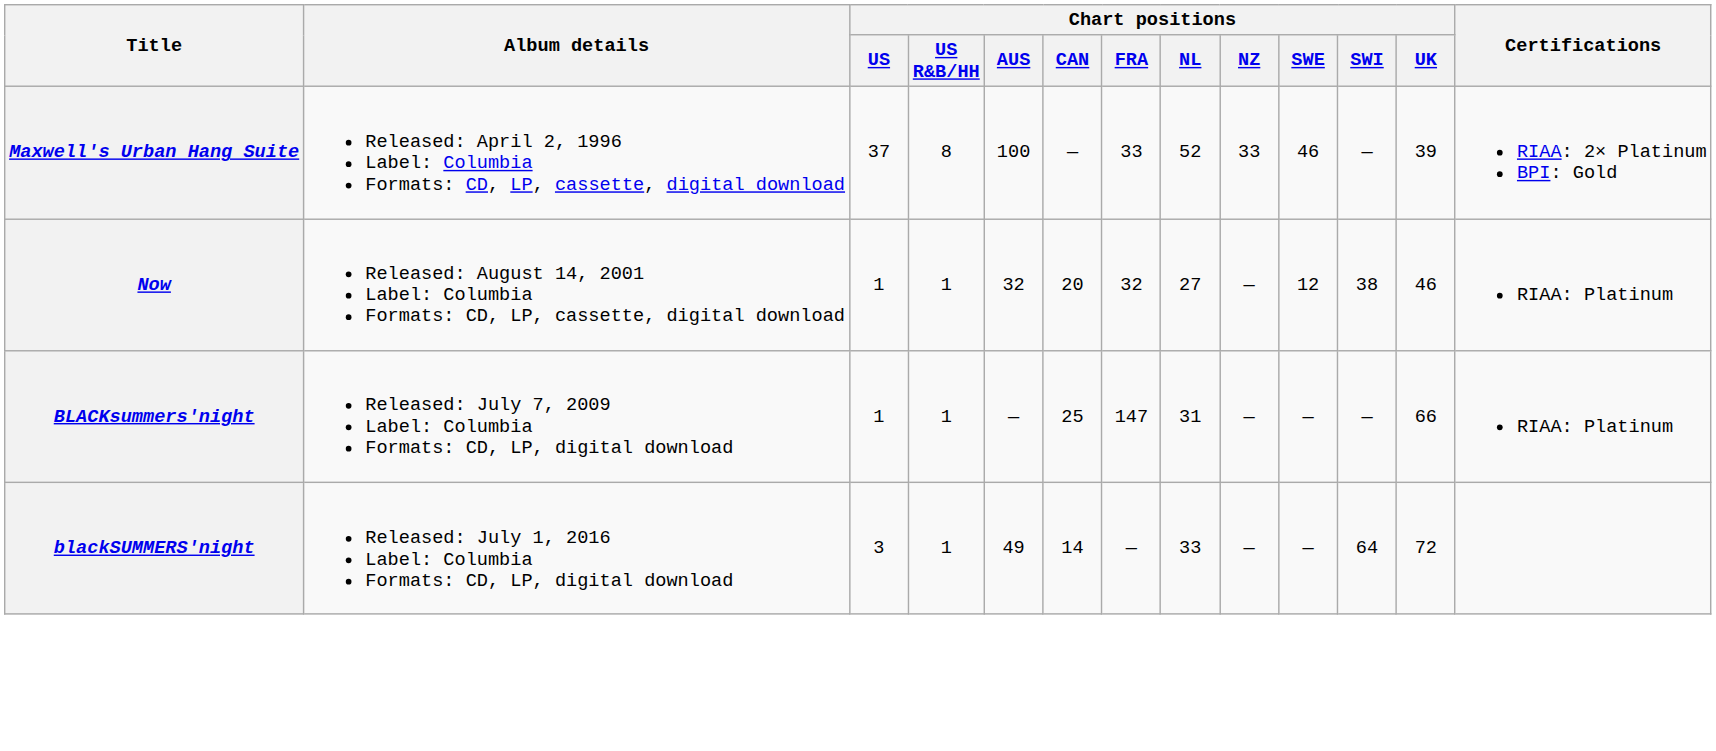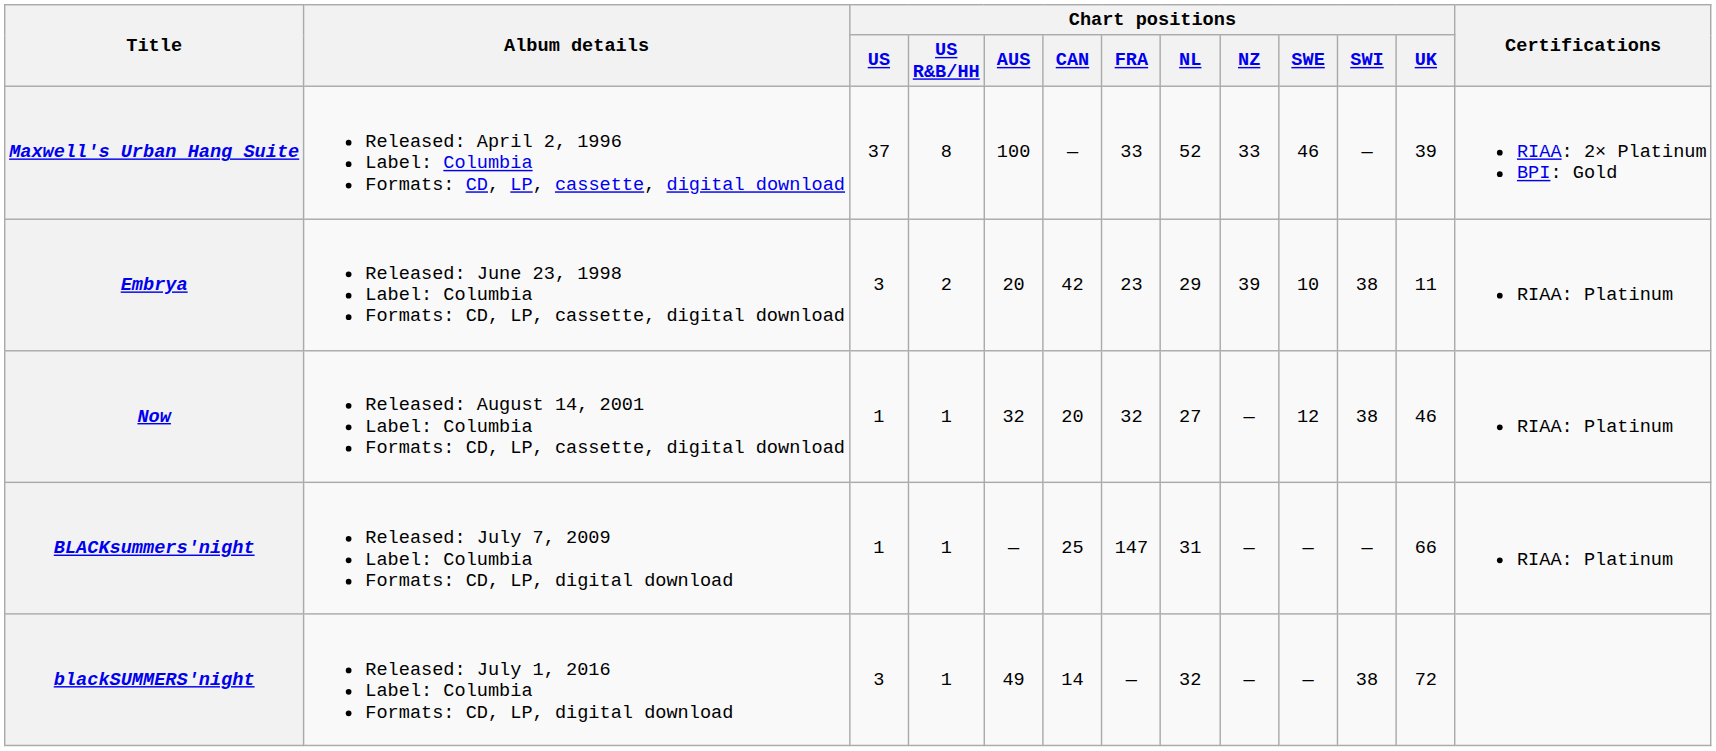+ row: (154, 285)
(1190, 548) 33 -> (1190, 680) 32
(1367, 548) 64 -> (1367, 680) 38
